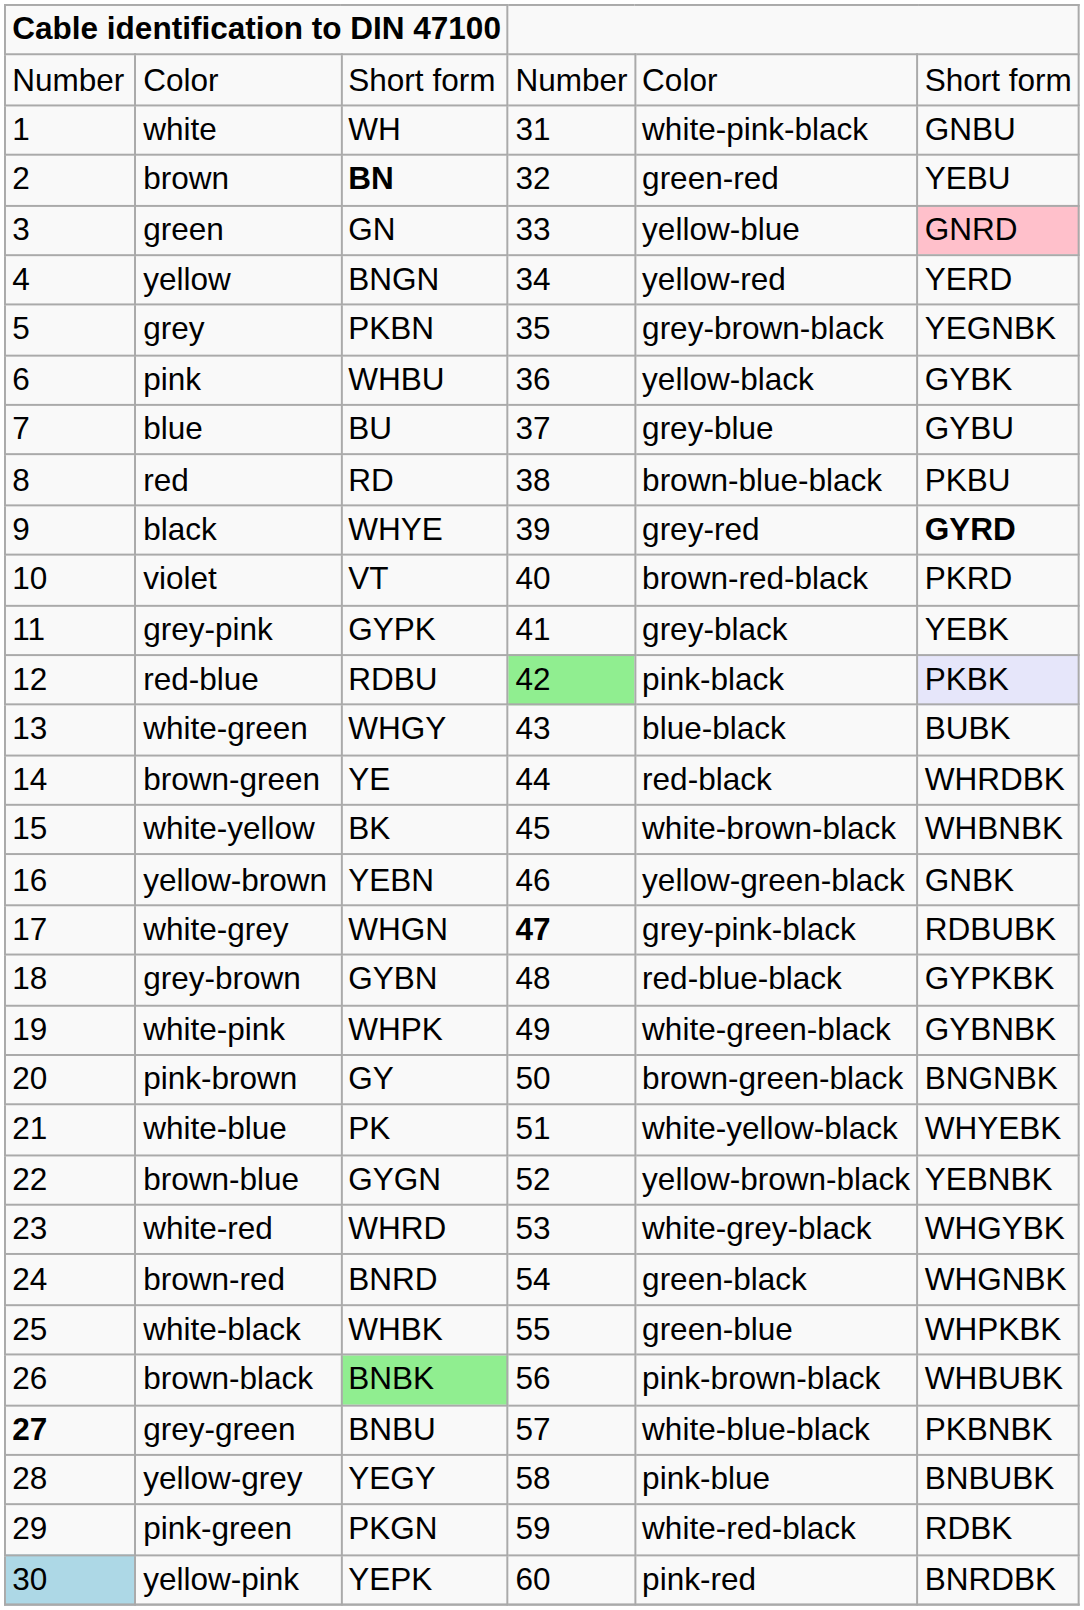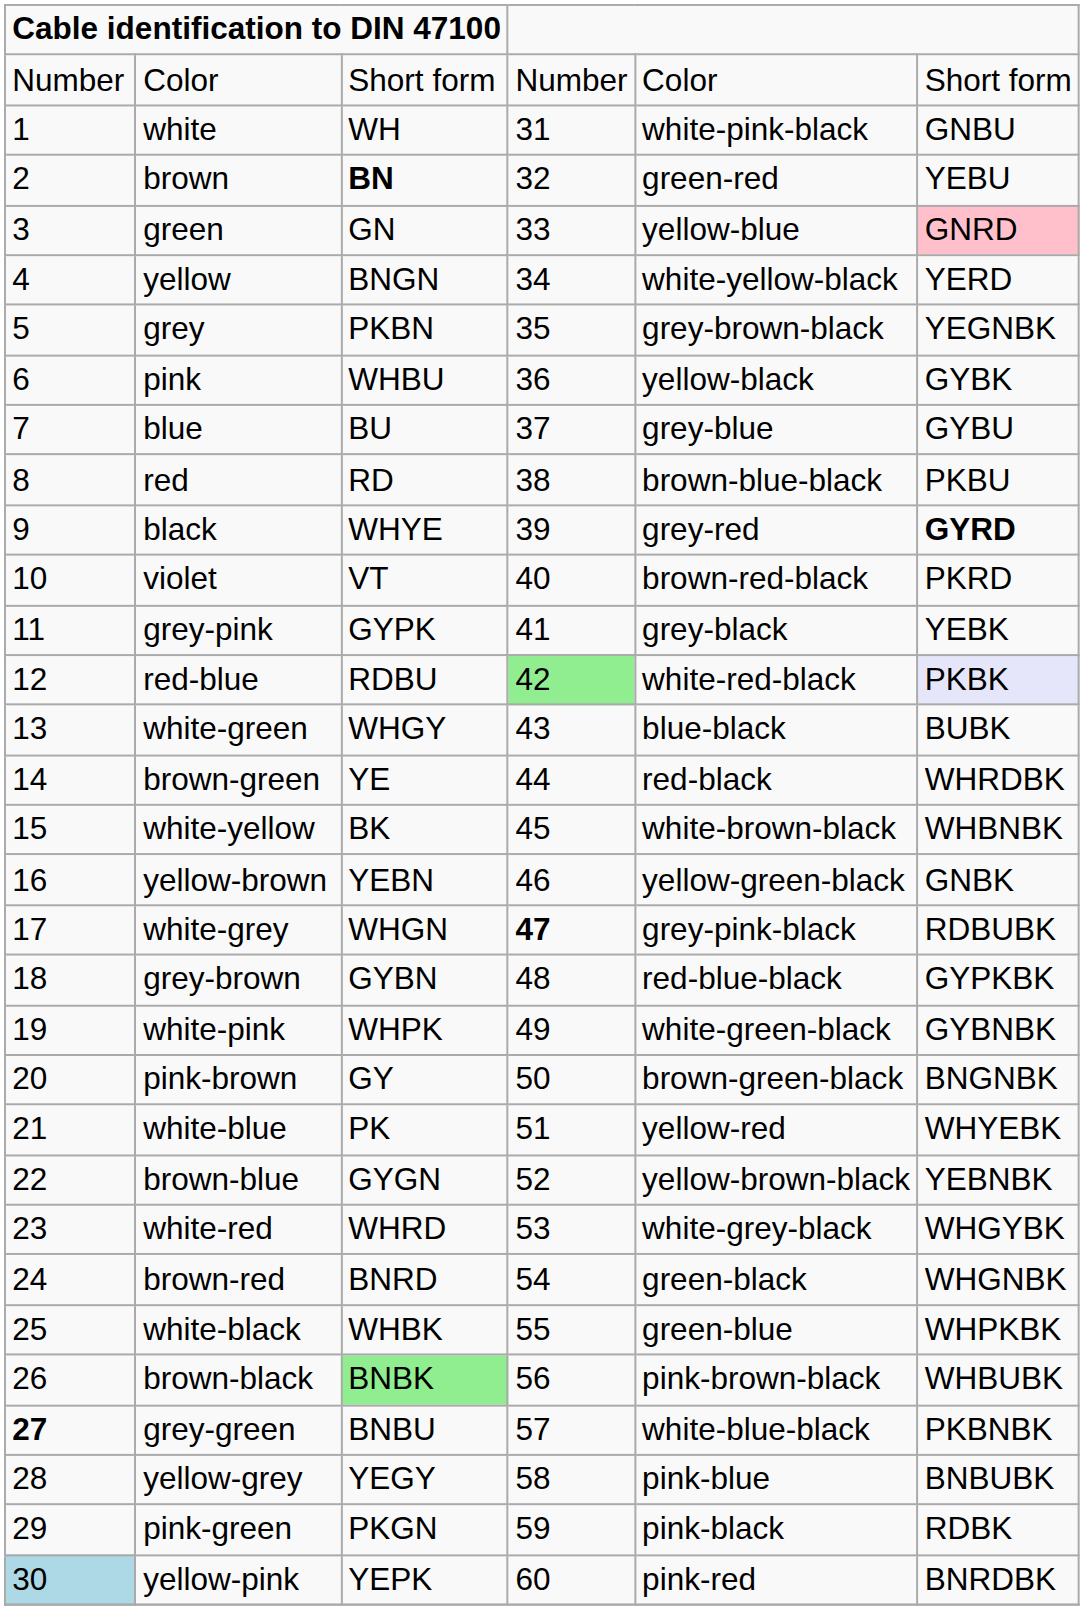(714, 279) yellow-red -> (770, 279) white-yellow-black
(713, 679) pink-black -> (749, 679) white-red-black
(770, 1129) white-yellow-black -> (714, 1129) yellow-red
(749, 1529) white-red-black -> (713, 1529) pink-black
